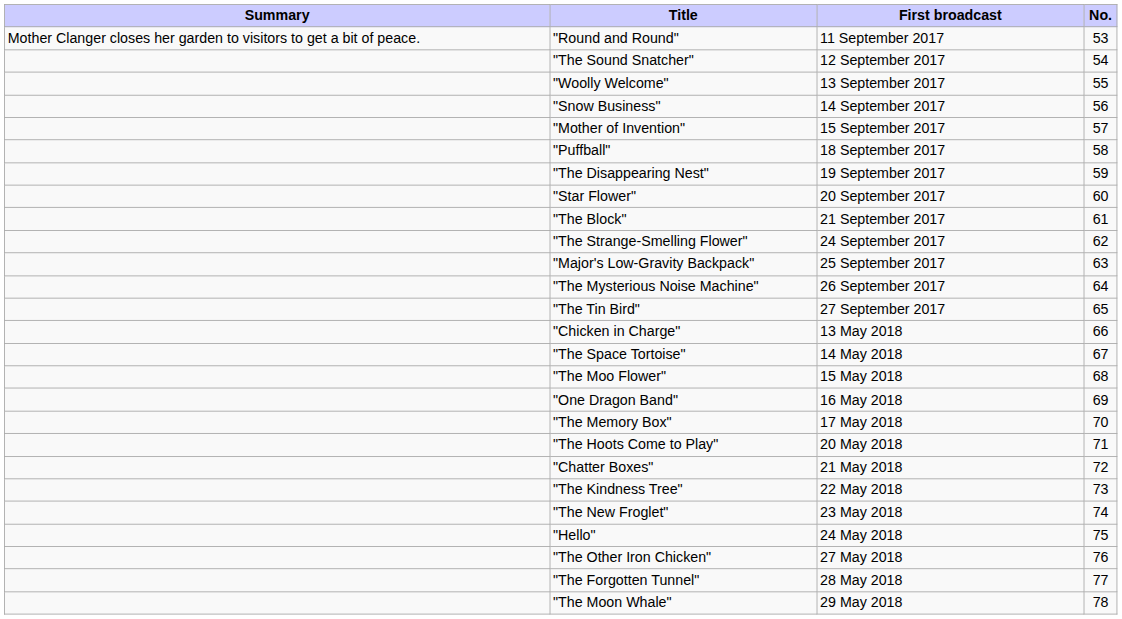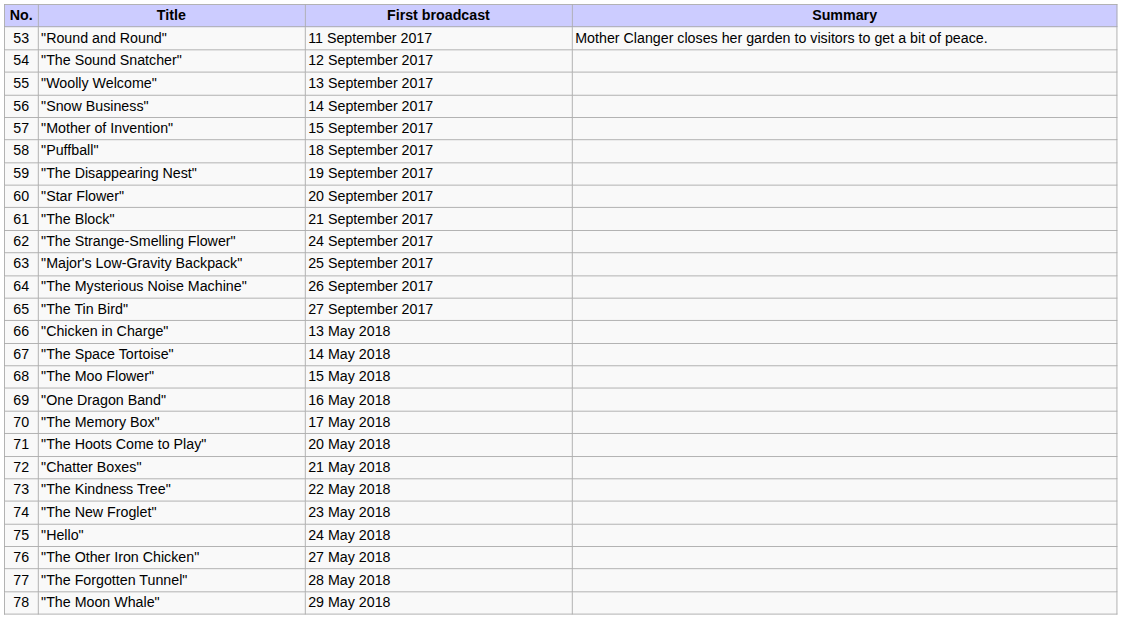columns swapped: (1101, 15) <-> (277, 15)
